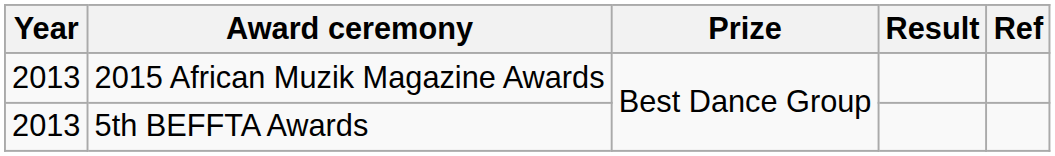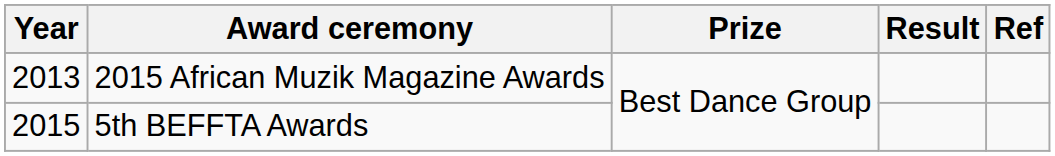(46, 126) 2013 -> (46, 126) 2015
